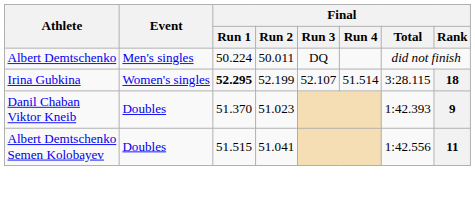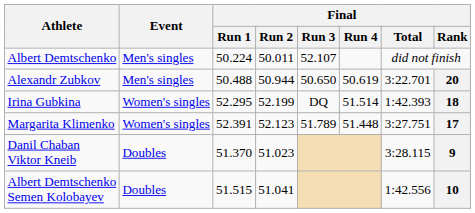(318, 58) DQ -> (318, 58) 52.107
+ row: (54, 80)
(234, 80) bold -> (234, 102) normal
(318, 80) 52.107 -> (318, 102) DQ
(408, 80) 3:28.115 -> (408, 102) 1:42.393
+ row: (61, 123)
(408, 109) 1:42.393 -> (408, 153) 3:28.115
(452, 146) 11 -> (452, 190) 10
